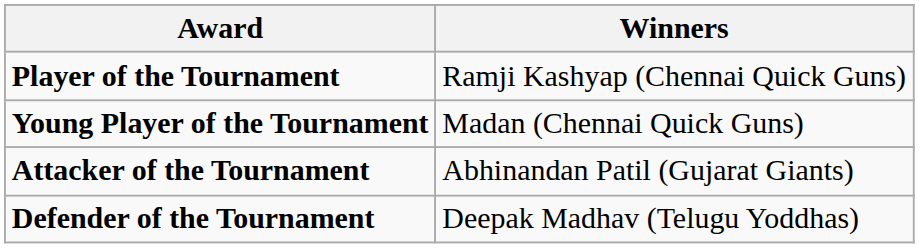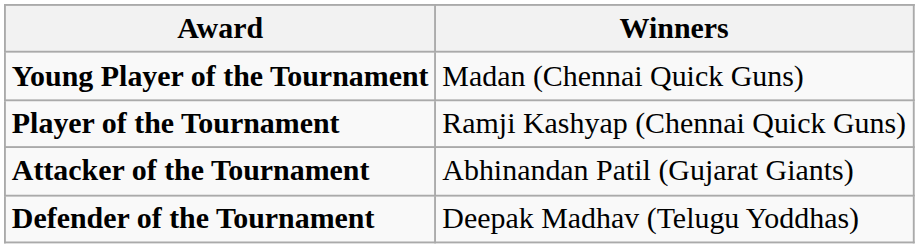rows swapped: (176, 75) <-> (220, 123)
